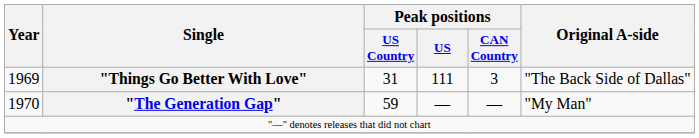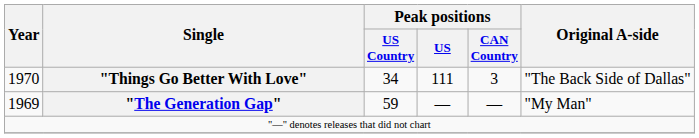(24, 79) 1969 -> (24, 79) 1970
(391, 79) 31 -> (391, 79) 34
(24, 104) 1970 -> (24, 104) 1969
